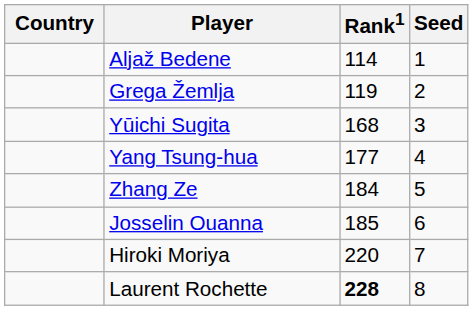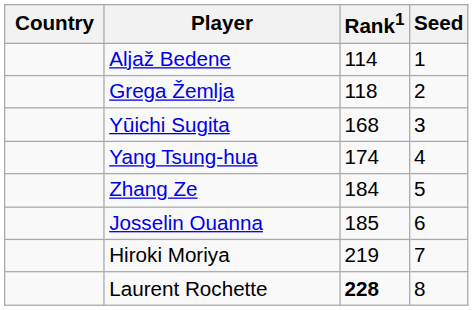(361, 91) 119 -> (361, 91) 118
(362, 157) 177 -> (362, 157) 174
(362, 255) 220 -> (362, 255) 219
